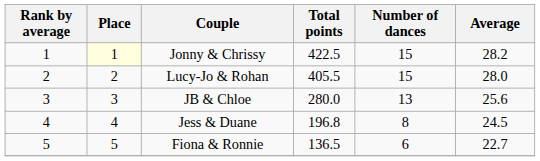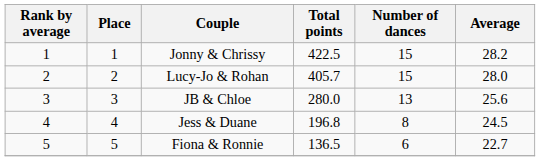(114, 54) lightyellow background -> (114, 54) no background
(324, 76) 405.5 -> (324, 76) 405.7
